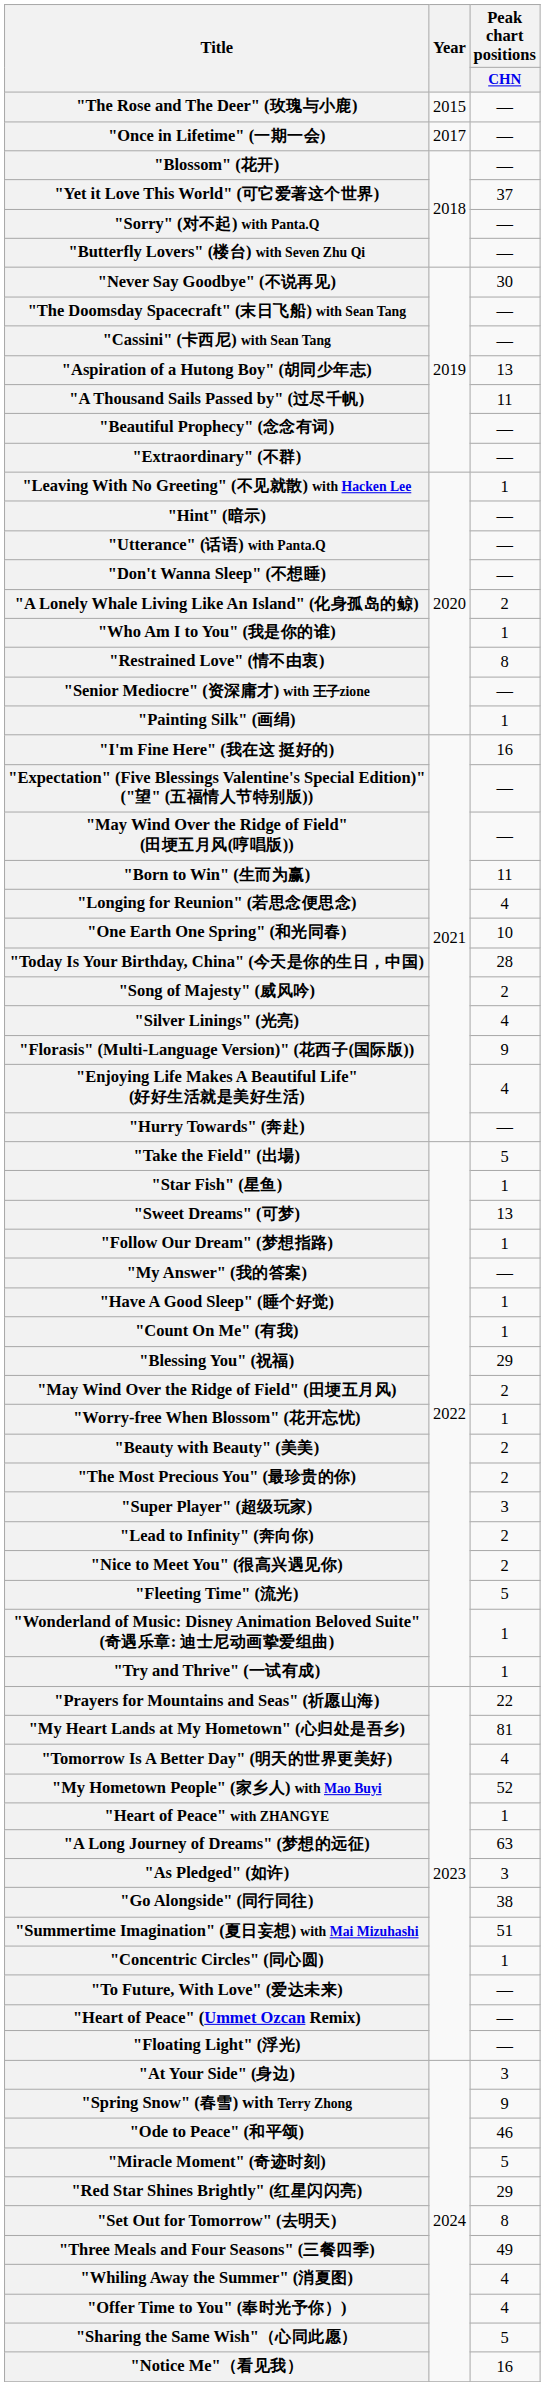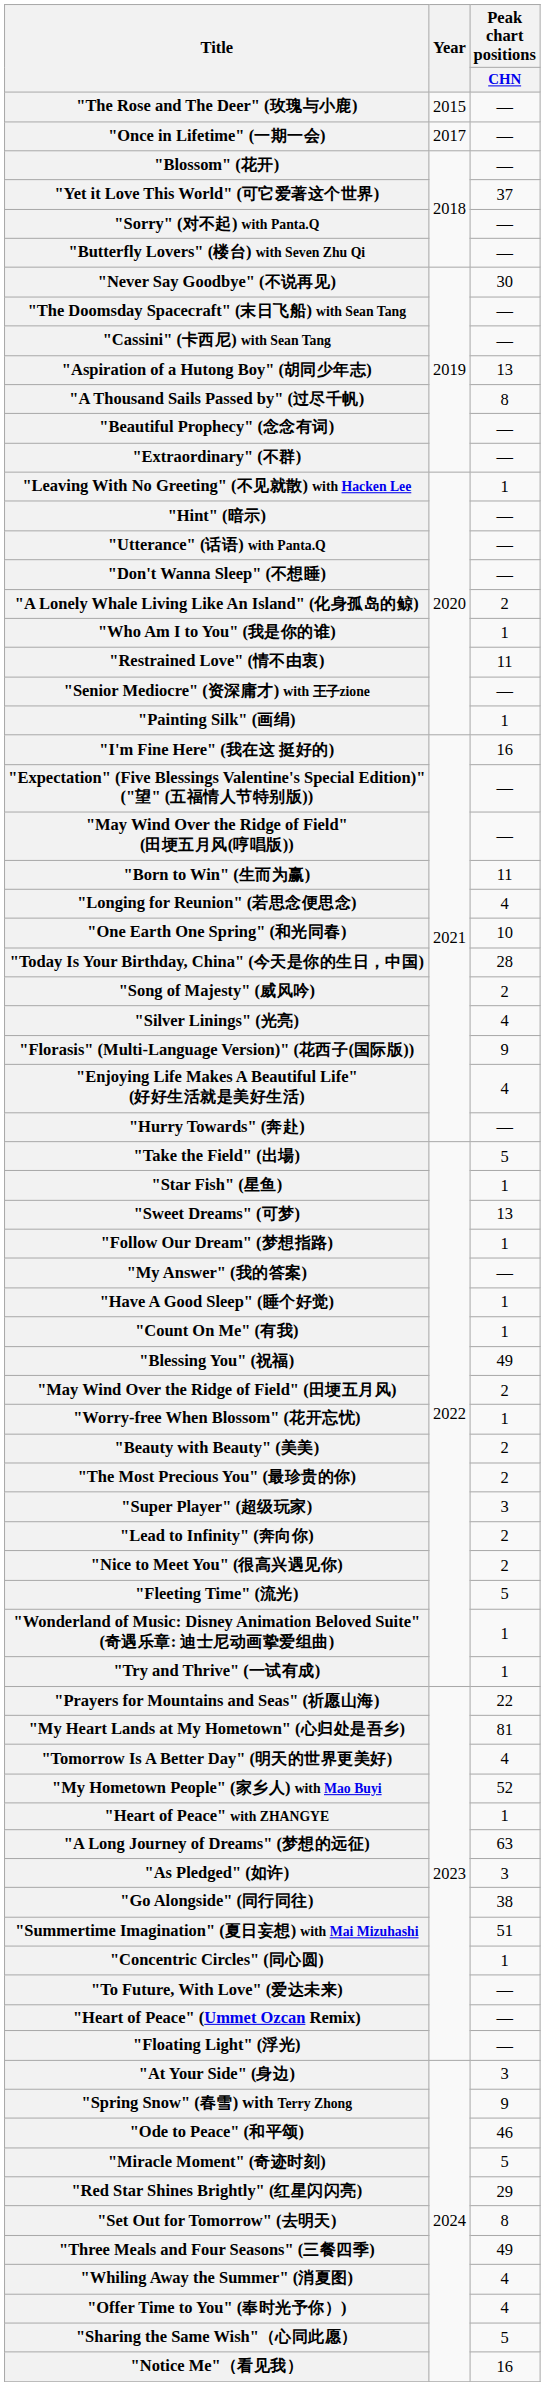(505, 399) 11 -> (505, 399) 8
(505, 662) 8 -> (505, 662) 11
(505, 1360) 29 -> (505, 1360) 49
